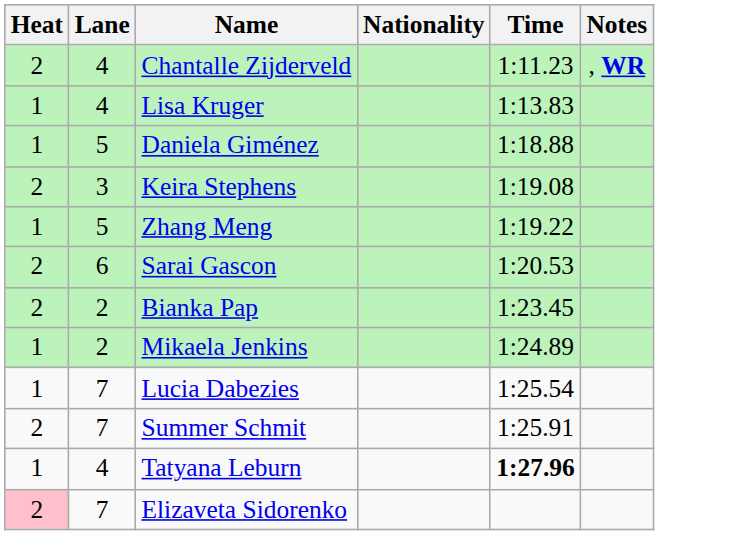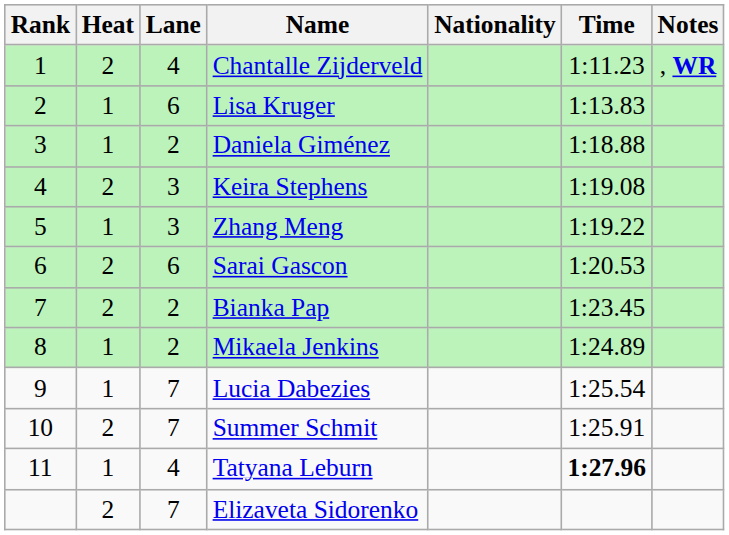+ column: (40, 24)
(102, 105) 4 -> (173, 105) 6
(102, 145) 5 -> (173, 145) 2
(102, 226) 5 -> (173, 226) 3
(37, 508) pink background -> (108, 508) no background
